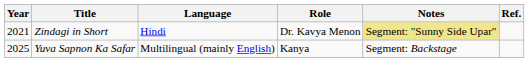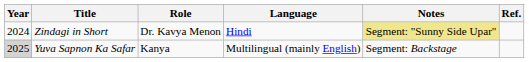columns swapped: (320, 13) <-> (208, 13)
(18, 31) 2021 -> (18, 31) 2024
(18, 48) no background -> (18, 48) lightgrey background
